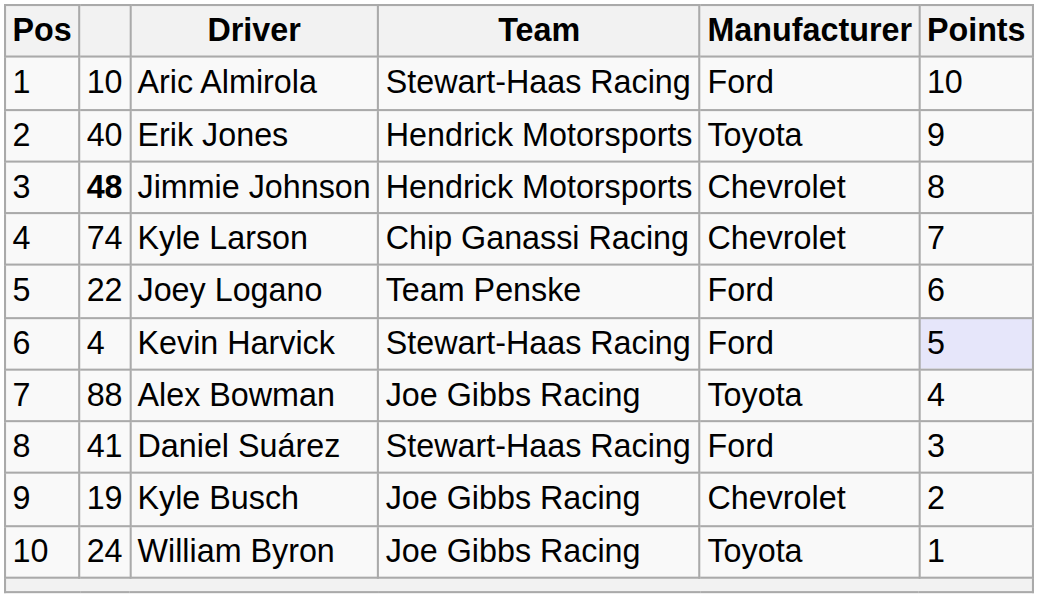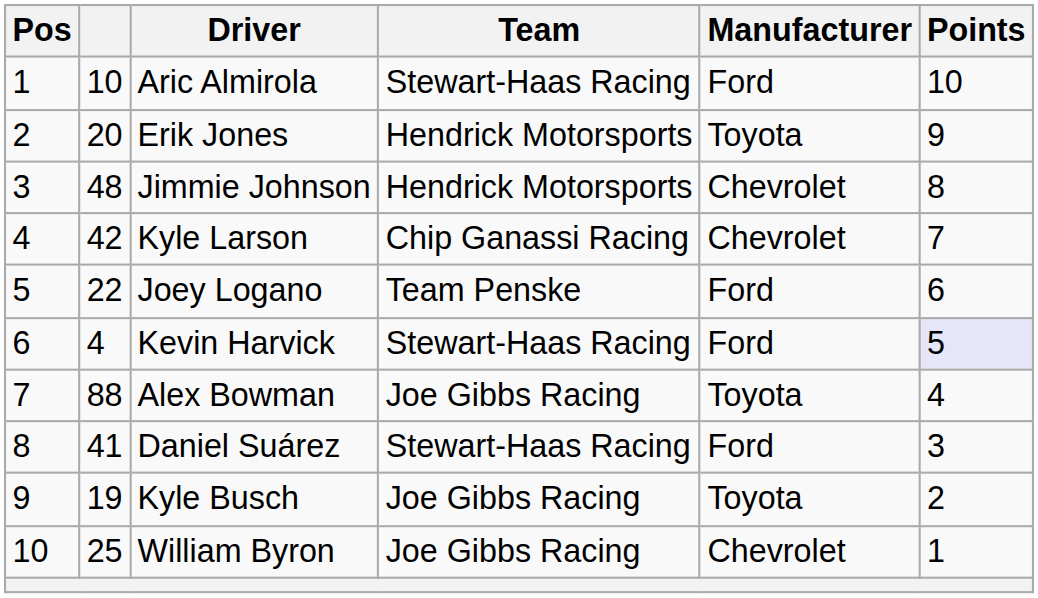(105, 134) 40 -> (105, 134) 20
(105, 186) bold -> (105, 186) normal
(105, 238) 74 -> (105, 238) 42
(777, 498) Chevrolet -> (755, 498) Toyota
(105, 550) 24 -> (105, 550) 25
(755, 550) Toyota -> (777, 550) Chevrolet
